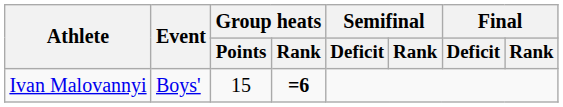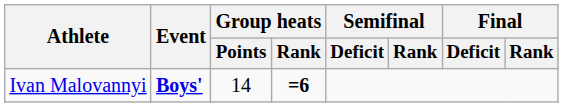(178, 85) normal -> (179, 85) bold
(241, 85) 15 -> (241, 85) 14
